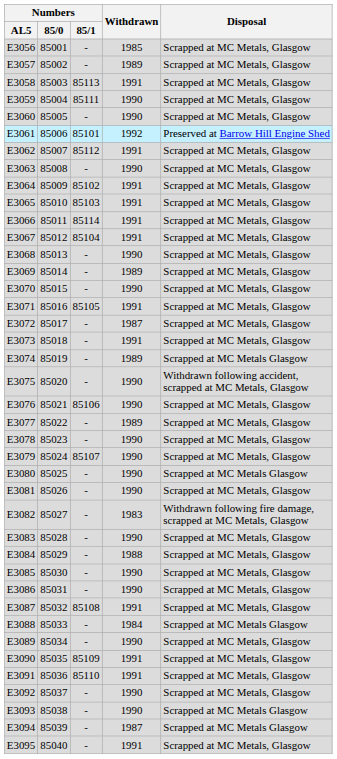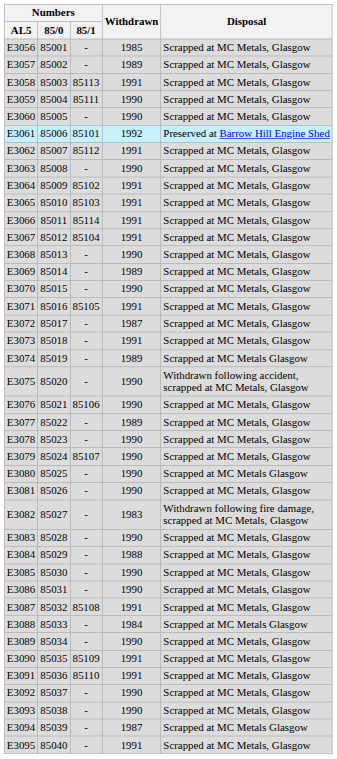(236, 710) Scrapped at MC Metals Glasgow -> (237, 710) Scrapped at MC Metals, Glasgow
